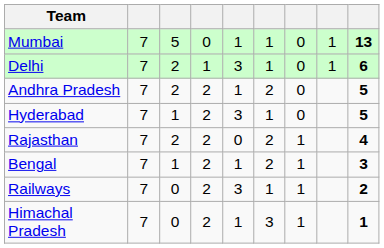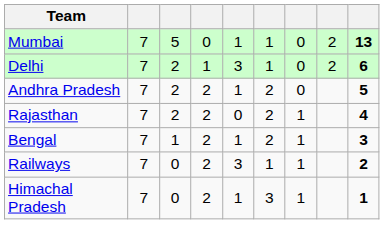(332, 41) 1 -> (332, 41) 2
(332, 66) 1 -> (332, 66) 2
- row: (46, 115)
